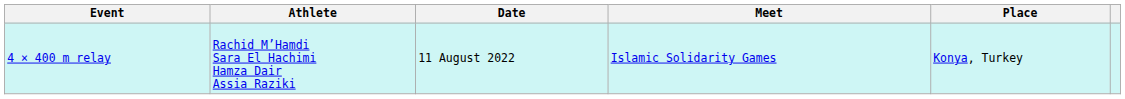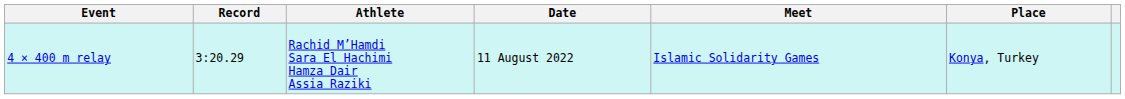+ column: (239, 14)
